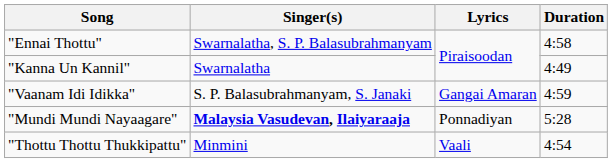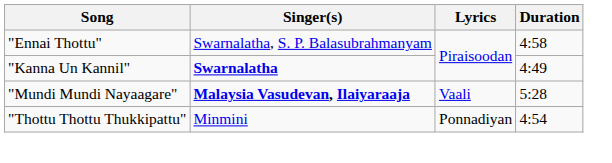(232, 68) normal -> (236, 68) bold
- row: (72, 94)
(476, 119) Ponnadiyan -> (455, 94) Vaali
(455, 145) Vaali -> (476, 119) Ponnadiyan
